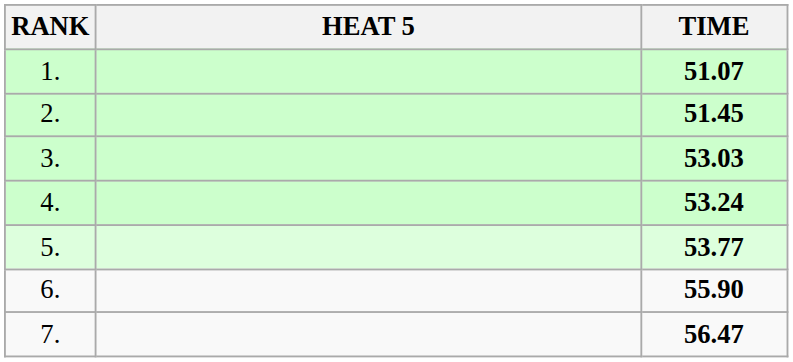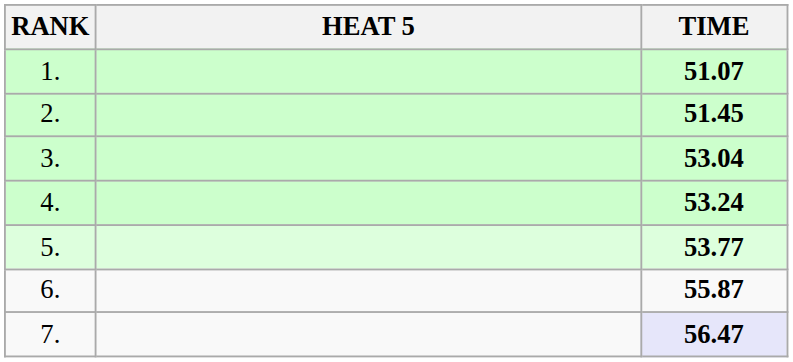(714, 158) 53.03 -> (714, 158) 53.04
(714, 290) 55.90 -> (714, 290) 55.87
(714, 334) no background -> (714, 334) lavender background
